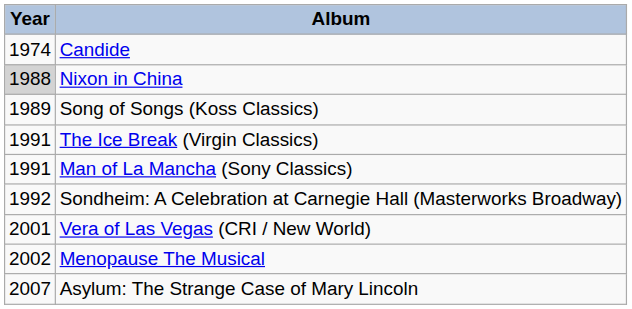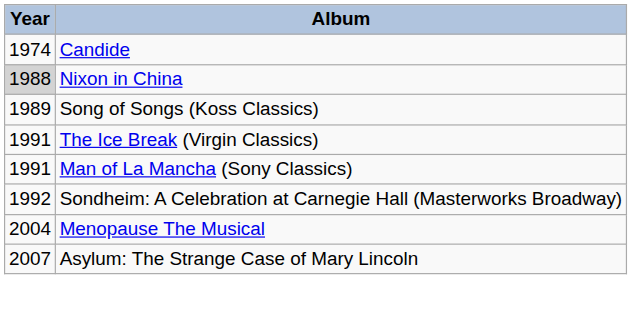- row: (215, 229)
(30, 259) 2002 -> (30, 229) 2004
